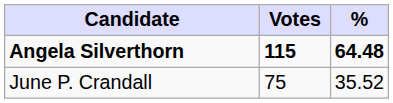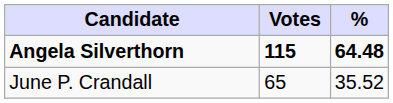(275, 82) 75 -> (275, 82) 65
